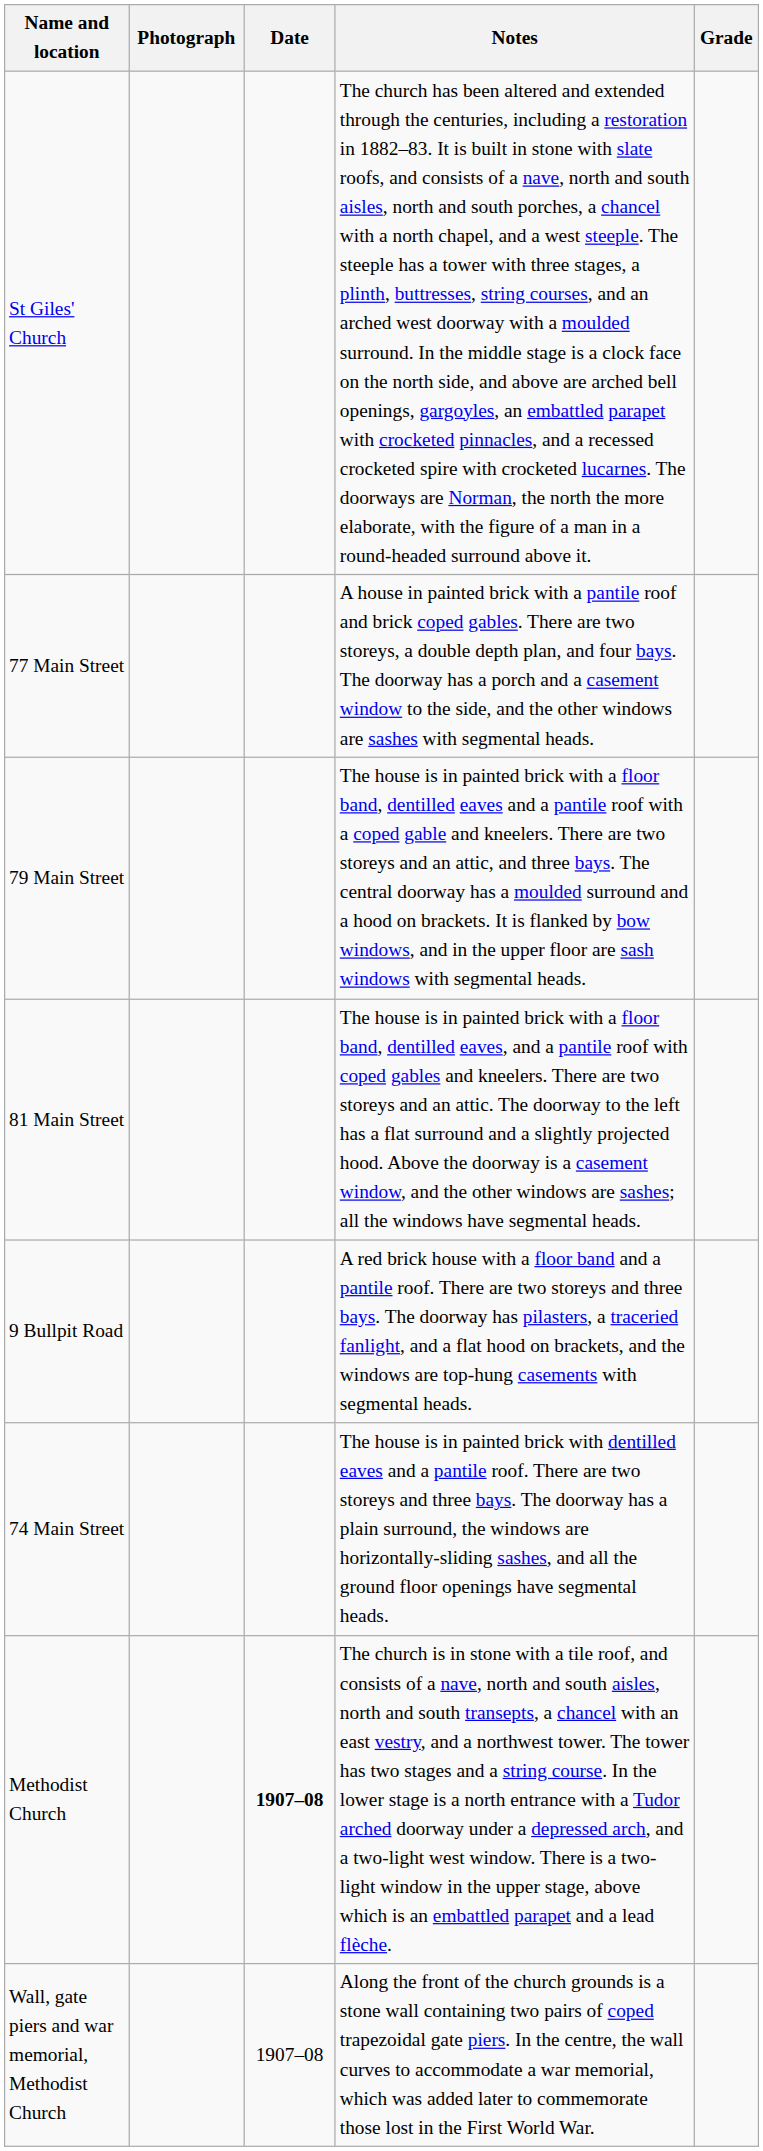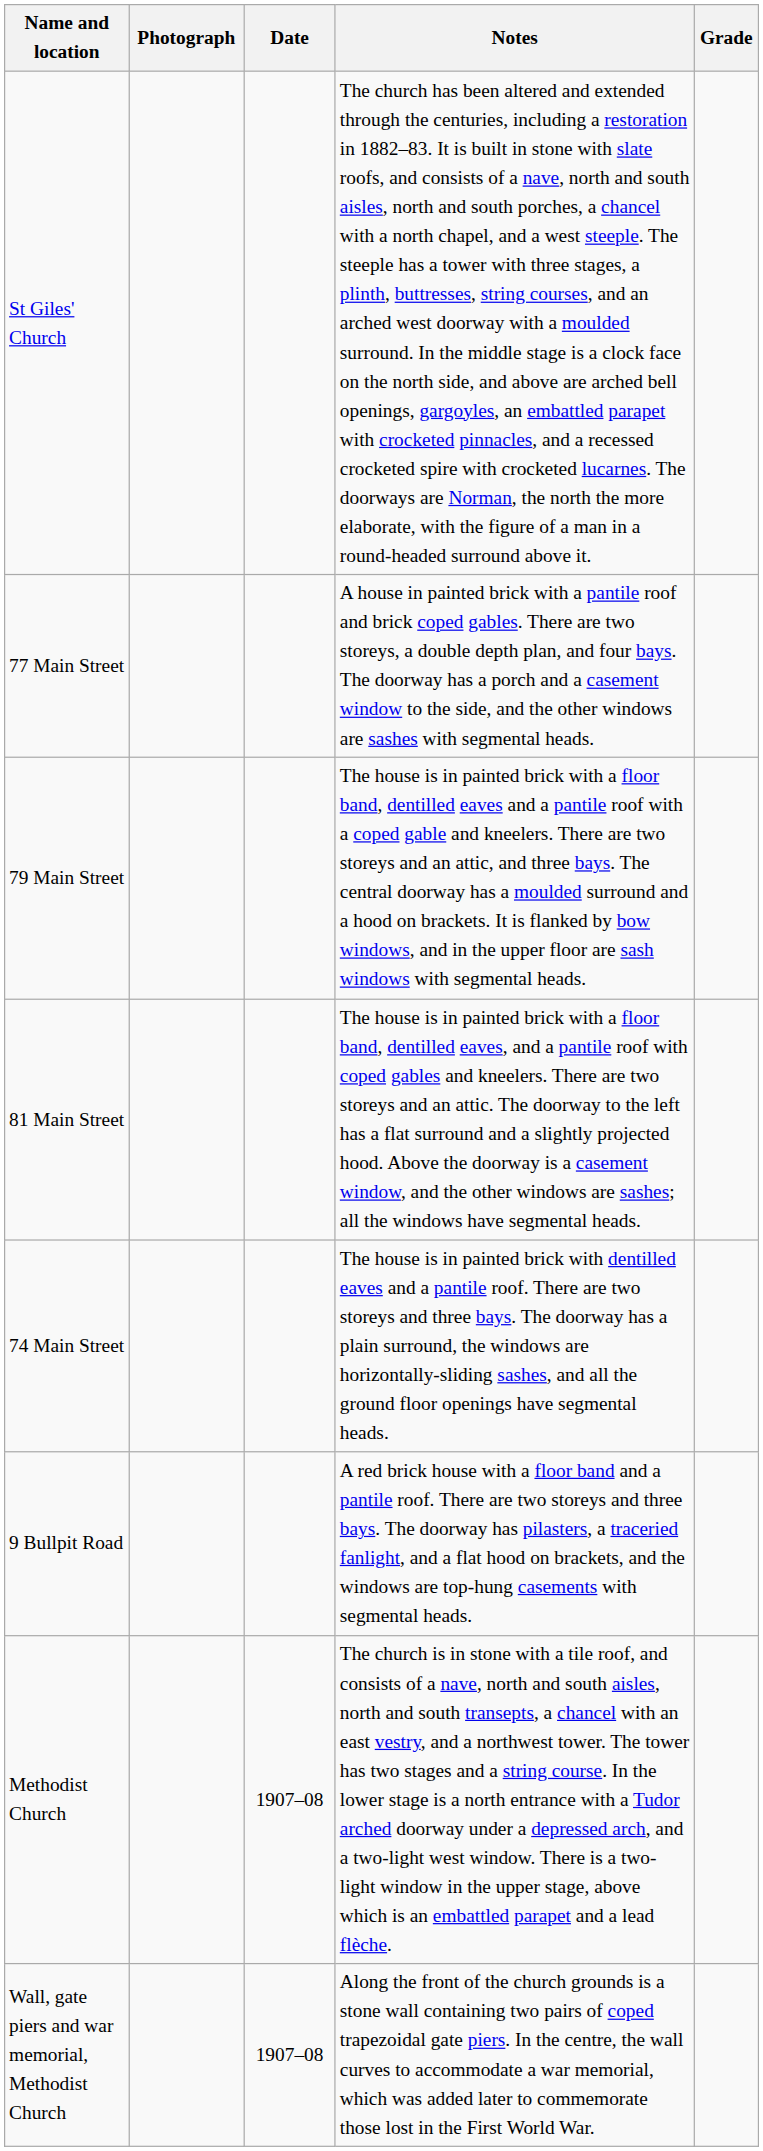rows swapped: (67, 1529) <-> (66, 1331)
(290, 1799) bold -> (290, 1799) normal
